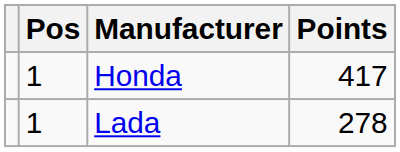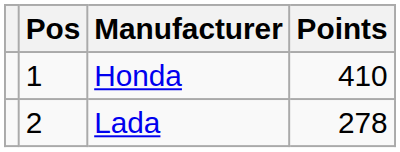(363, 76) 417 -> (363, 76) 410
(34, 123) 1 -> (34, 123) 2
